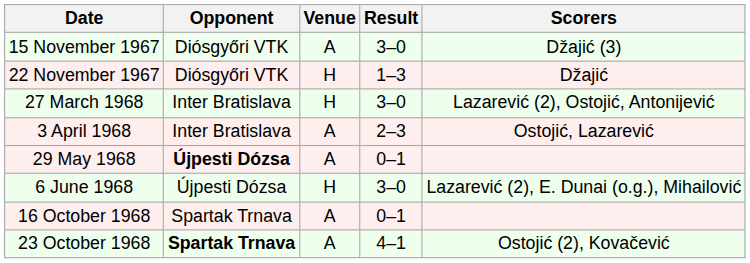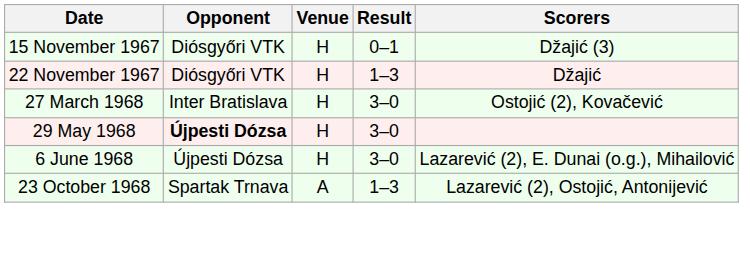(330, 46) A -> (323, 46) H
(391, 46) 3–0 -> (384, 46) 0–1
(584, 103) Lazarević (2), Ostojić, Antonijević -> (577, 103) Ostojić (2), Kovačević
- row: (84, 131)
(330, 159) A -> (323, 131) H
(391, 159) 0–1 -> (384, 131) 3–0
- row: (84, 215)
(232, 243) bold -> (228, 187) normal
(391, 243) 4–1 -> (384, 187) 1–3
(584, 243) Ostojić (2), Kovačević -> (577, 187) Lazarević (2), Ostojić, Antonijević
